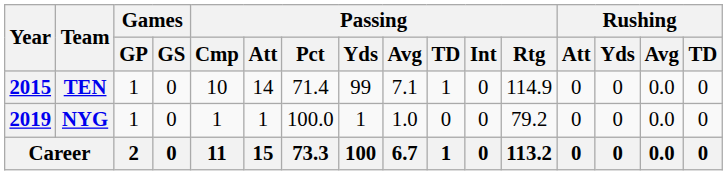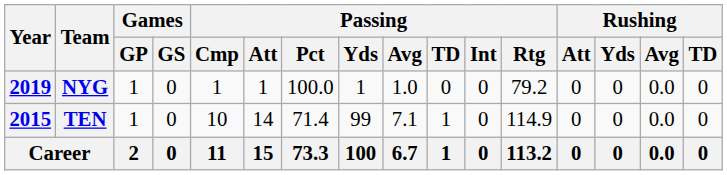rows swapped: (85, 86) <-> (85, 119)
